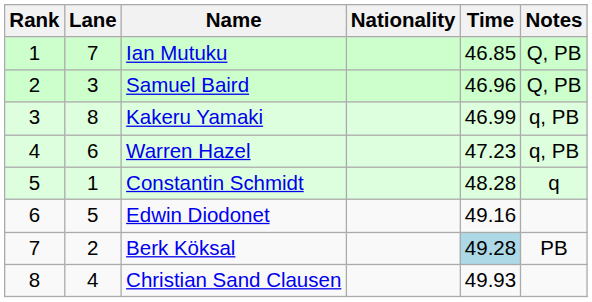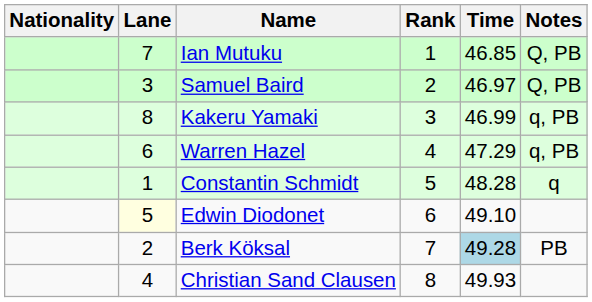columns swapped: (34, 20) <-> (403, 20)
(490, 85) 46.96 -> (490, 85) 46.97
(490, 150) 47.23 -> (490, 150) 47.29
(93, 215) no background -> (147, 215) lightyellow background
(490, 215) 49.16 -> (490, 215) 49.10
